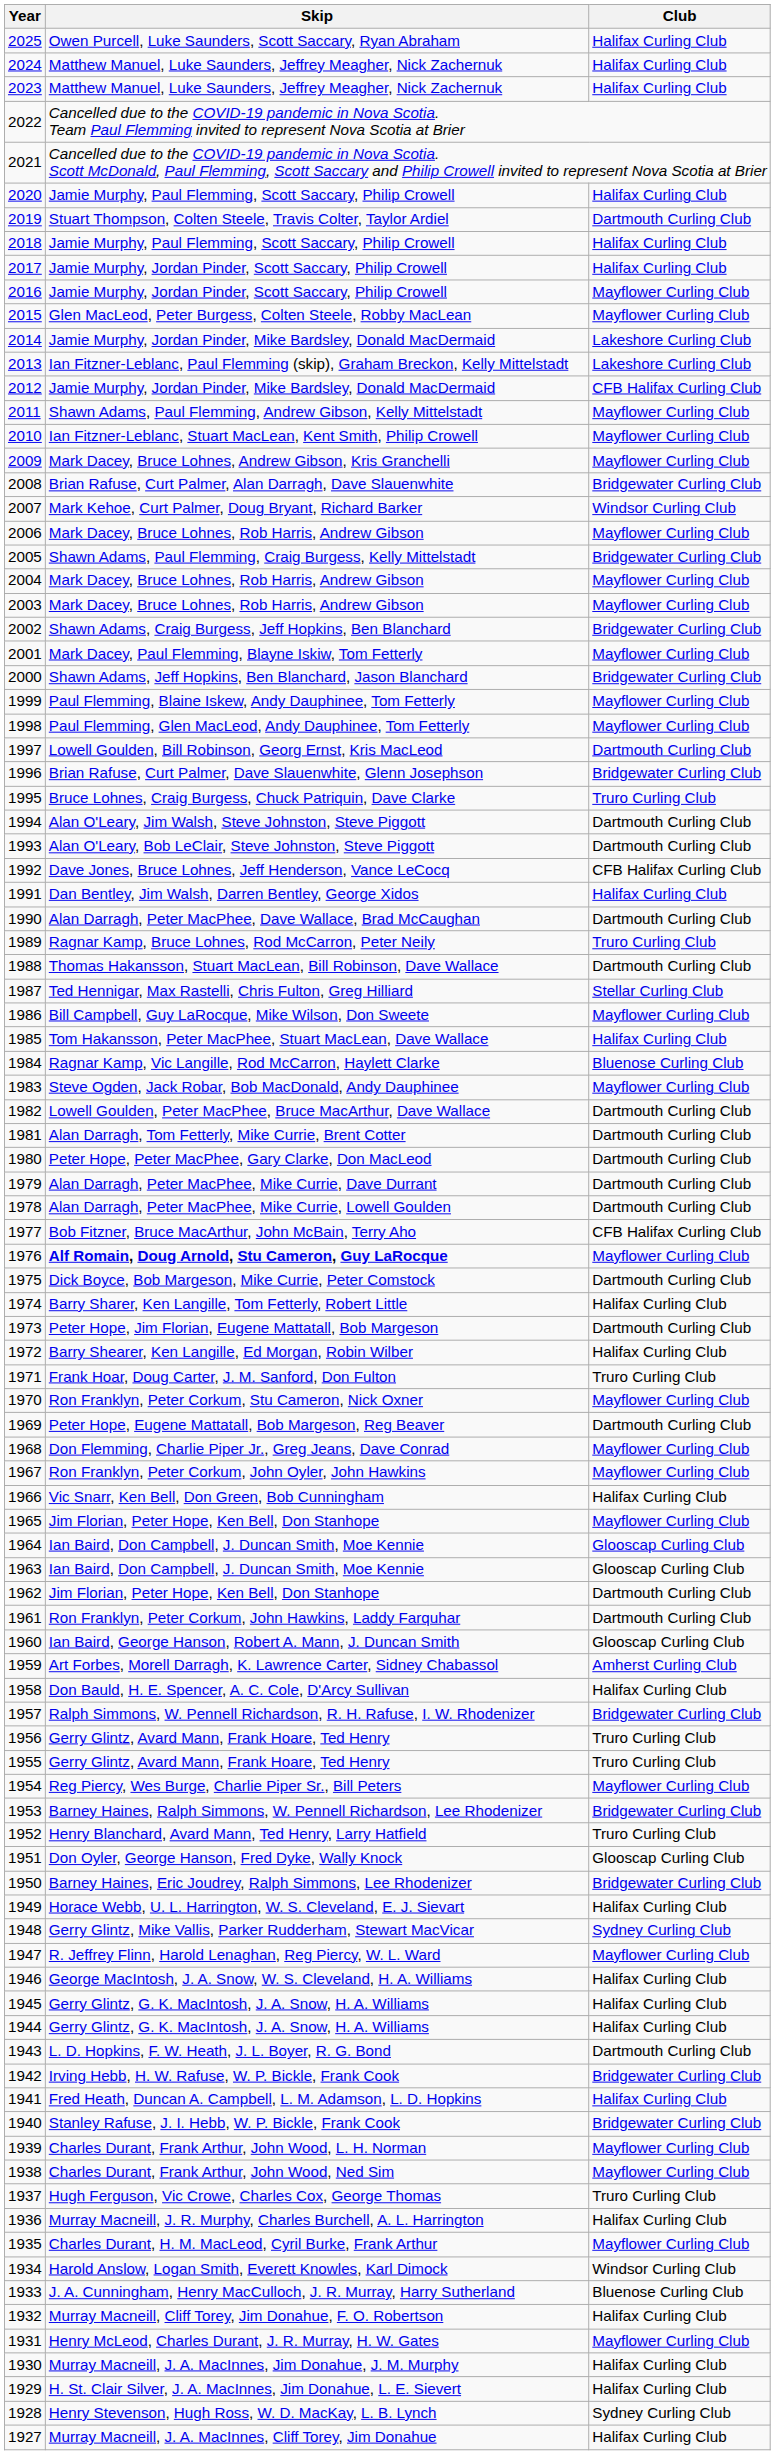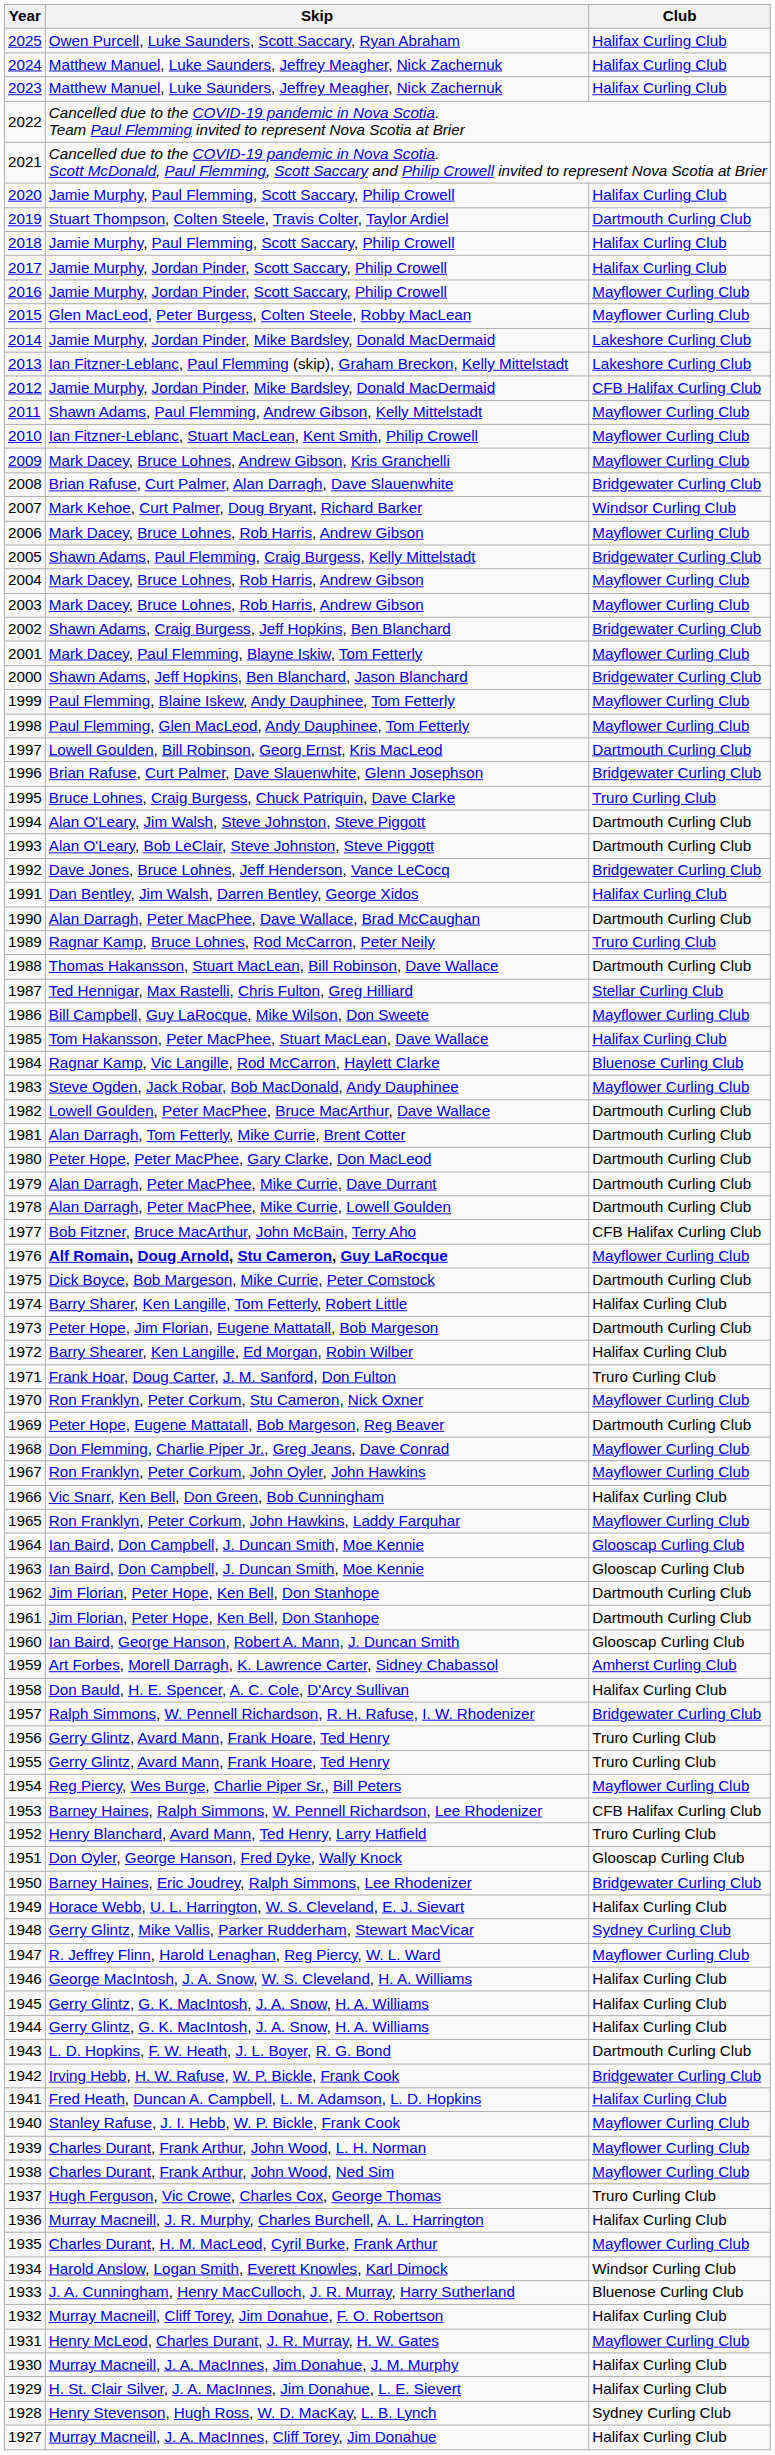(677, 870) CFB Halifax Curling Club -> (677, 870) Bridgewater Curling Club
(214, 1521) Jim Florian, Peter Hope, Ken Bell, Don Stanhope -> (255, 1521) Ron Franklyn, Peter Corkum, John Hawkins, Laddy Farquhar
(255, 1617) Ron Franklyn, Peter Corkum, John Hawkins, Laddy Farquhar -> (214, 1617) Jim Florian, Peter Hope, Ken Bell, Don Stanhope
(677, 1810) Bridgewater Curling Club -> (677, 1810) CFB Halifax Curling Club
(677, 2123) Bridgewater Curling Club -> (671, 2123) Mayflower Curling Club
